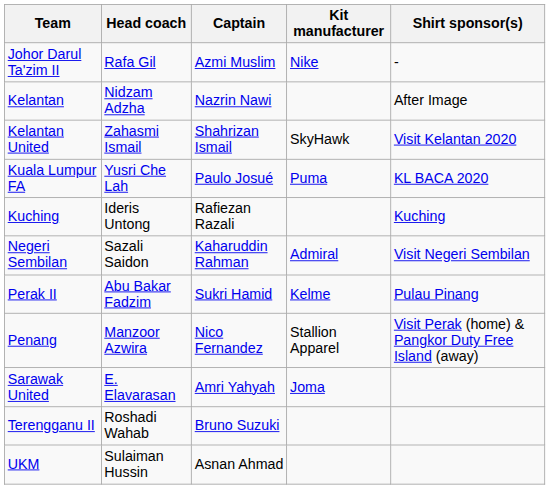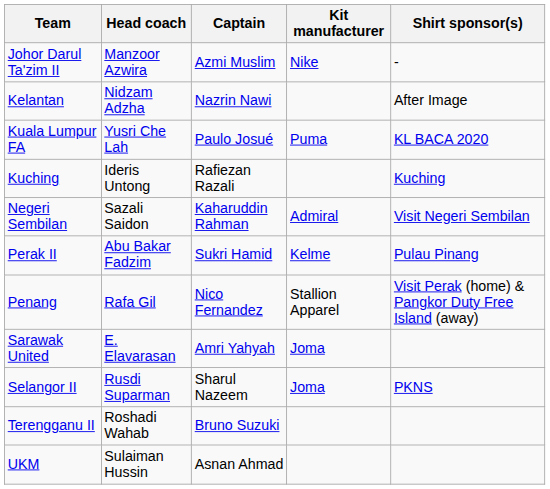(130, 62) Rafa Gil -> (132, 62) Manzoor Azwira
- row: (36, 139)
(132, 340) Manzoor Azwira -> (130, 302) Rafa Gil
+ row: (42, 387)
